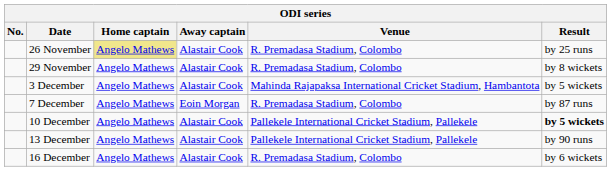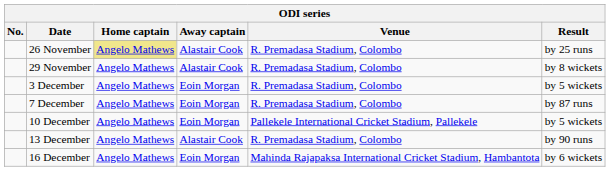(211, 85) Alastair Cook -> (210, 85) Eoin Morgan
(395, 85) Mahinda Rajapaksa International Cricket Stadium, Hambantota -> (326, 85) R. Premadasa Stadium, Colombo
(211, 121) Alastair Cook -> (210, 121) Eoin Morgan
(574, 121) bold -> (573, 121) normal
(364, 139) Pallekele International Cricket Stadium, Pallekele -> (326, 139) R. Premadasa Stadium, Colombo
(211, 157) Alastair Cook -> (210, 157) Eoin Morgan
(326, 157) R. Premadasa Stadium, Colombo -> (395, 157) Mahinda Rajapaksa International Cricket Stadium, Hambantota
